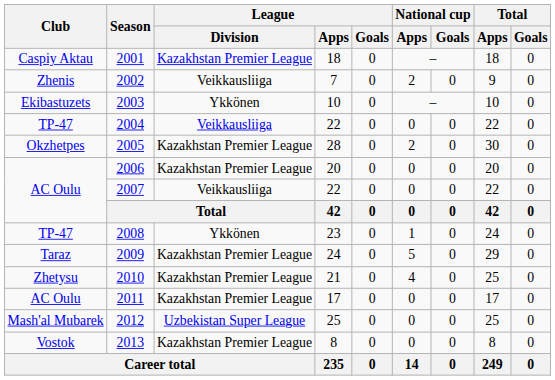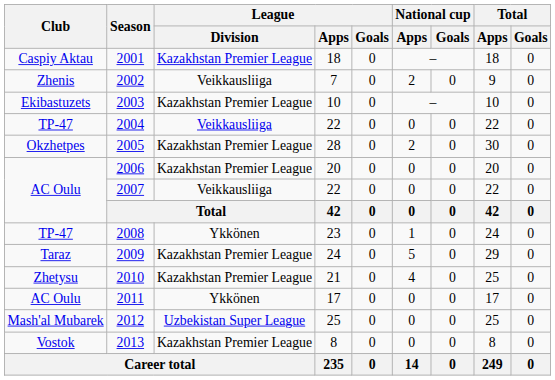(234, 102) Ykkönen -> (234, 102) Kazakhstan Premier League
(234, 299) Kazakhstan Premier League -> (234, 299) Ykkönen
